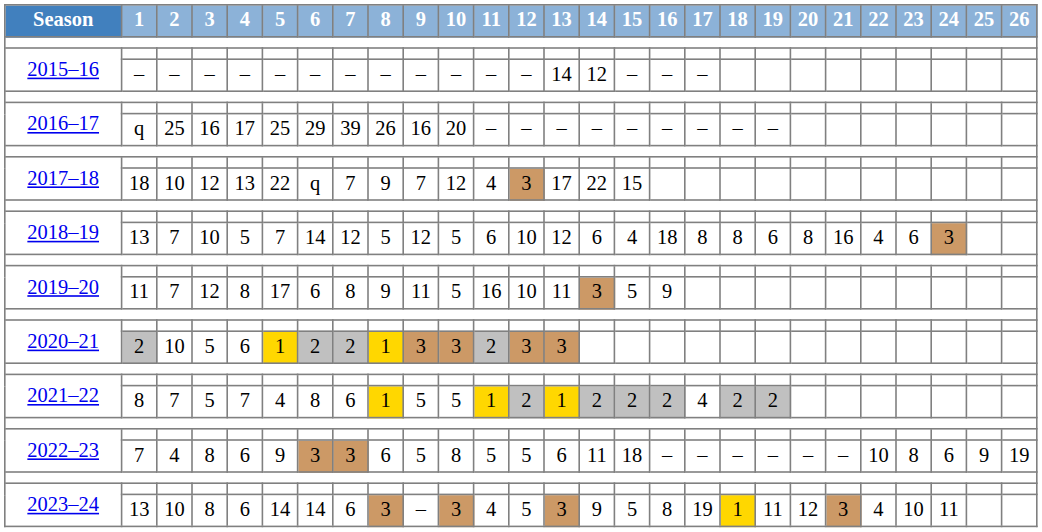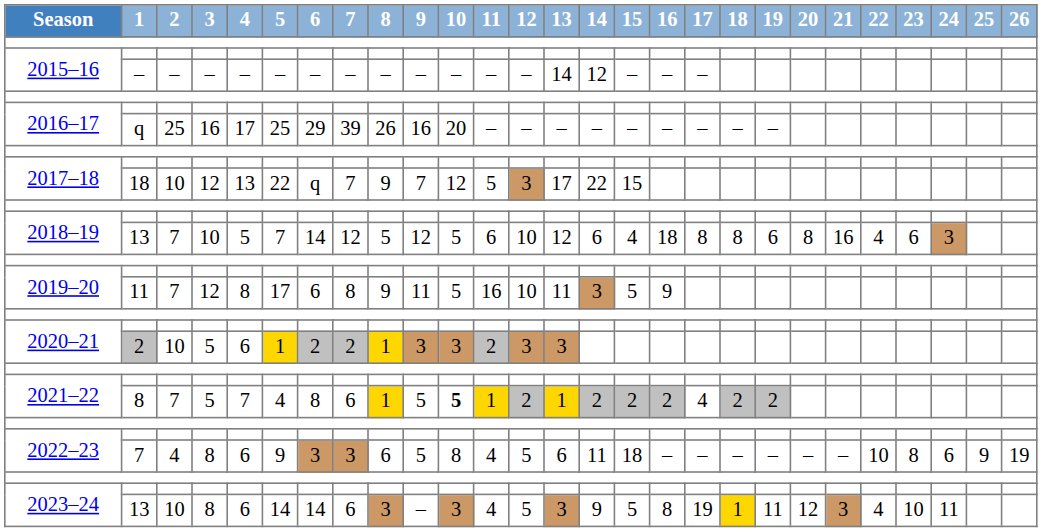(491, 183) 4 -> (491, 183) 5
(456, 401) normal -> (456, 401) bold
(491, 455) 5 -> (491, 455) 4
